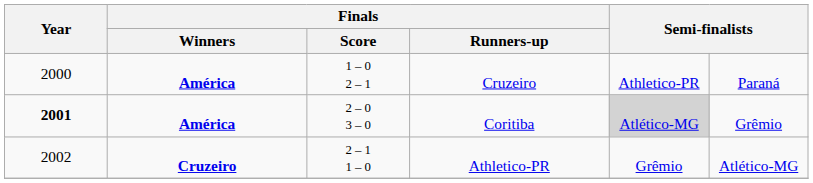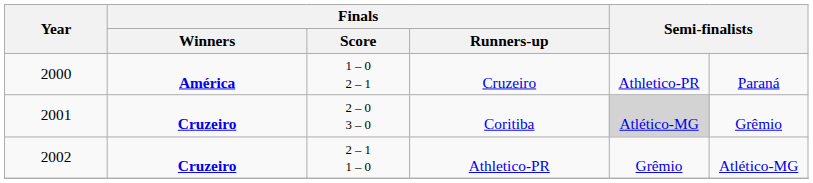(56, 115) bold -> (56, 115) normal
(207, 124) América -> (207, 124) Cruzeiro
